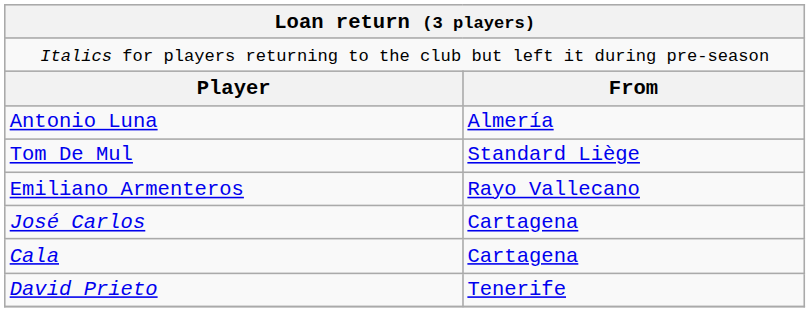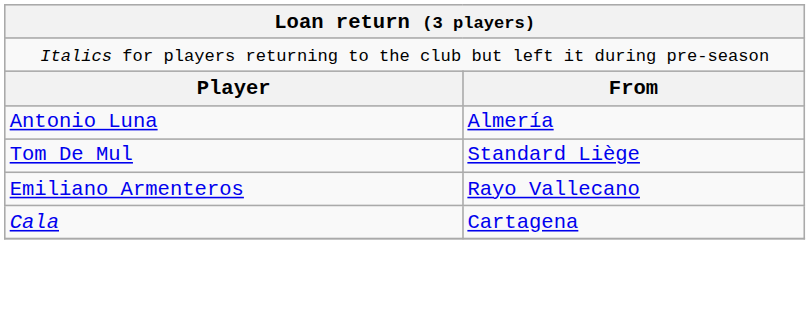- row: (77, 222)
- row: (84, 289)
